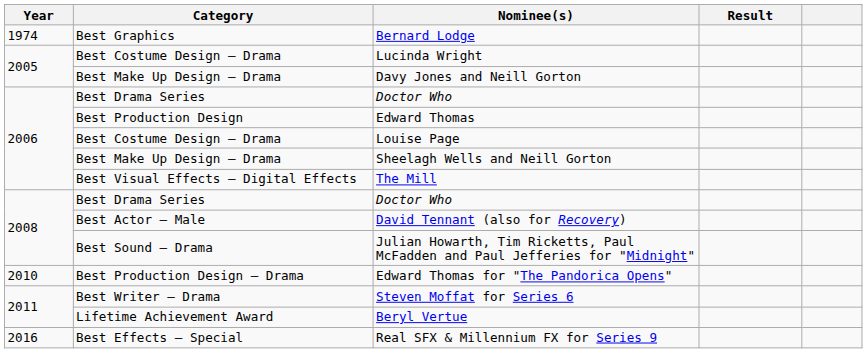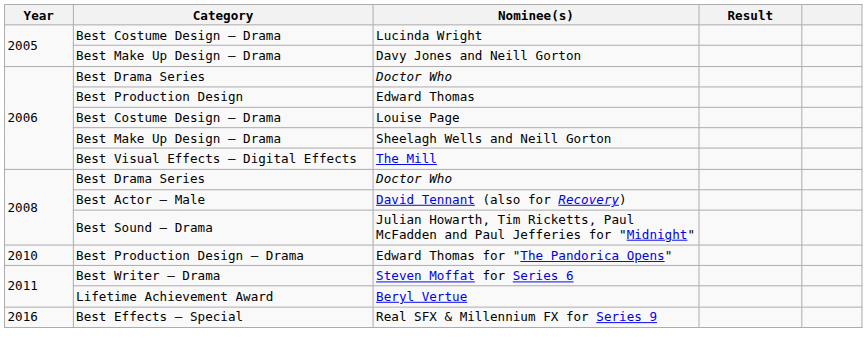- row: (23, 35)
